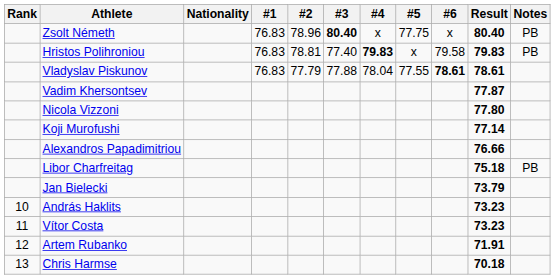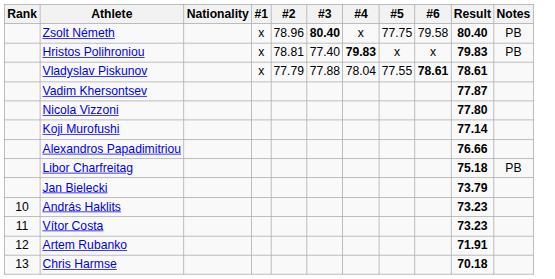(270, 33) 76.83 -> (261, 33) x
(450, 33) x -> (433, 33) 79.58
(270, 52) 76.83 -> (261, 52) x
(450, 52) 79.58 -> (433, 52) x
(270, 71) 76.83 -> (261, 71) x
